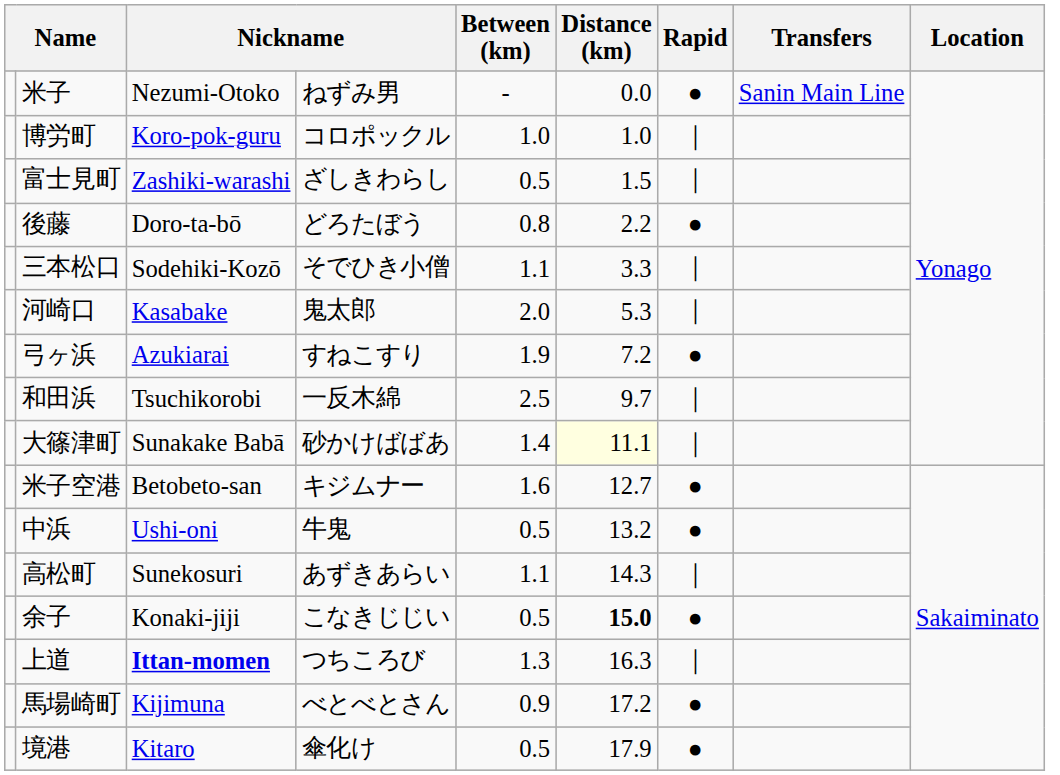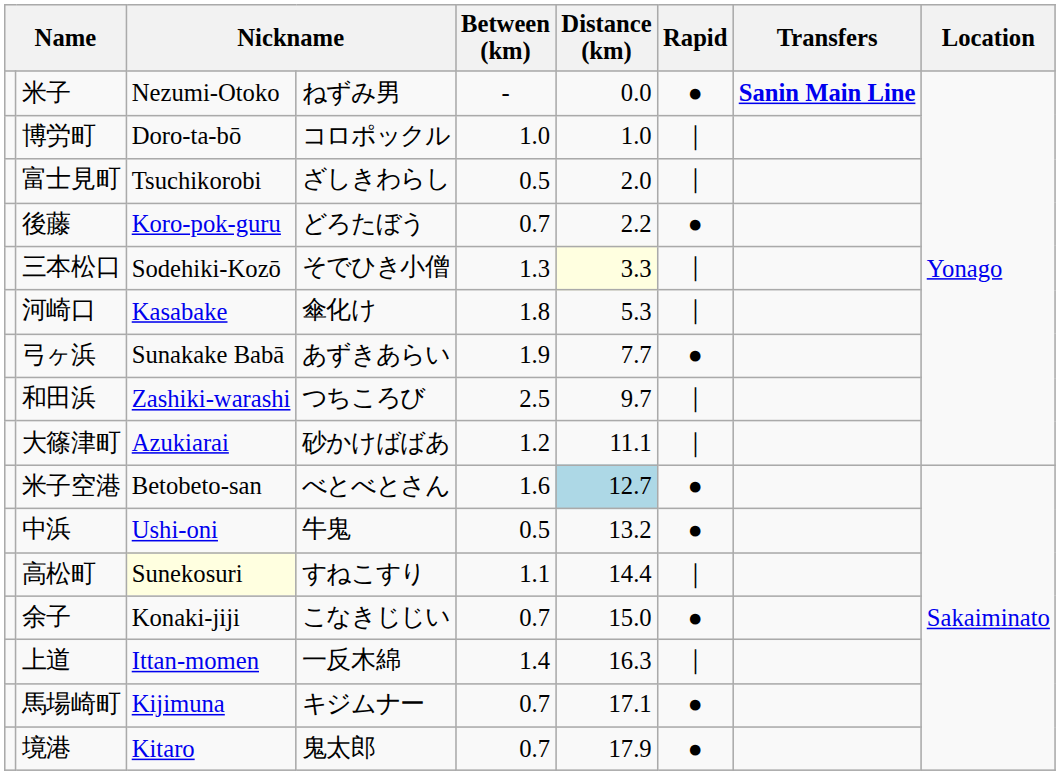(822, 93) normal -> (827, 93) bold
(206, 136) Koro-pok-guru -> (186, 136) Doro-ta-bō
(211, 180) Zashiki-warashi -> (197, 180) Tsuchikorobi
(636, 180) 1.5 -> (636, 180) 2.0
(186, 224) Doro-ta-bō -> (206, 224) Koro-pok-guru
(535, 224) 0.8 -> (535, 224) 0.7
(535, 267) 1.1 -> (535, 267) 1.3
(636, 267) no background -> (636, 267) lightyellow background
(339, 310) 鬼太郎 -> (339, 310) 傘化け
(535, 311) 2.0 -> (535, 311) 1.8
(180, 355) Azukiarai -> (208, 355) Sunakake Babā
(363, 354) すねこすり -> (376, 354) あずきあらい
(636, 355) 7.2 -> (636, 355) 7.7
(197, 399) Tsuchikorobi -> (211, 399) Zashiki-warashi
(351, 398) 一反木綿 -> (363, 398) つちころび
(208, 442) Sunakake Babā -> (180, 442) Azukiarai
(535, 442) 1.4 -> (535, 442) 1.2
(631, 442) lightyellow background -> (631, 442) no background
(363, 485) キジムナー -> (376, 485) べとべとさん
(630, 486) no background -> (630, 486) lightblue background
(187, 573) no background -> (187, 573) lightyellow background
(376, 573) あずきあらい -> (363, 573) すねこすり
(630, 573) 14.3 -> (630, 573) 14.4
(535, 617) 0.5 -> (535, 617) 0.7
(630, 617) bold -> (630, 617) normal
(201, 661) bold -> (195, 661) normal
(363, 660) つちころび -> (351, 660) 一反木綿
(535, 661) 1.3 -> (535, 661) 1.4
(376, 704) べとべとさん -> (363, 704) キジムナー
(535, 704) 0.9 -> (535, 704) 0.7
(630, 704) 17.2 -> (630, 704) 17.1
(339, 747) 傘化け -> (339, 747) 鬼太郎
(535, 748) 0.5 -> (535, 748) 0.7
